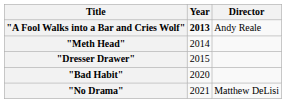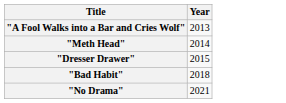- column: (247, 12)
(200, 28) bold -> (200, 28) normal
(200, 75) 2020 -> (200, 75) 2018
